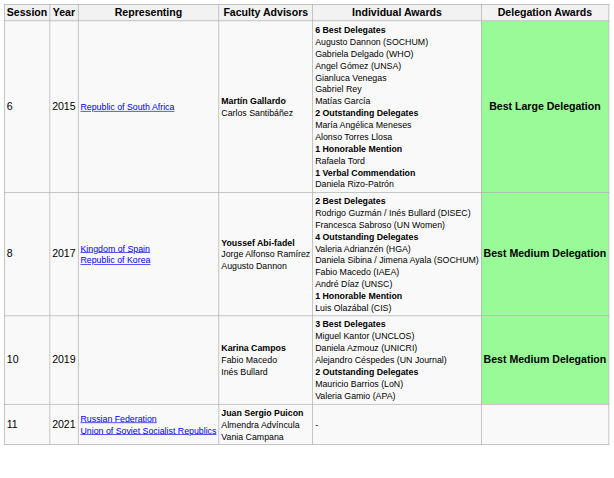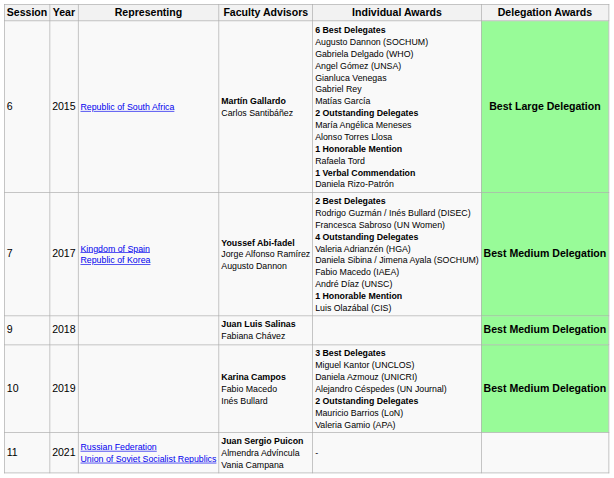(10, 254) 8 -> (10, 254) 7
+ row: (258, 331)
